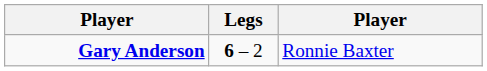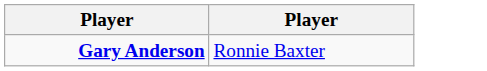- column: (243, 19)
